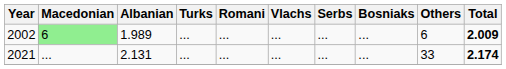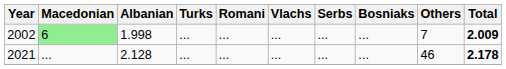(136, 34) 1.989 -> (136, 34) 1.998
(424, 34) 6 -> (424, 34) 7
(136, 54) 2.131 -> (136, 54) 2.128
(427, 54) 33 -> (427, 54) 46
(483, 54) 2.174 -> (483, 54) 2.178
